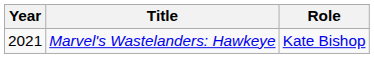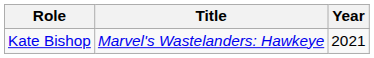columns swapped: (25, 16) <-> (324, 16)
